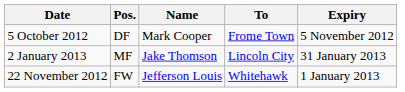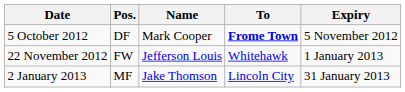(261, 35) normal -> (263, 35) bold
rows swapped: (57, 76) <-> (47, 55)
